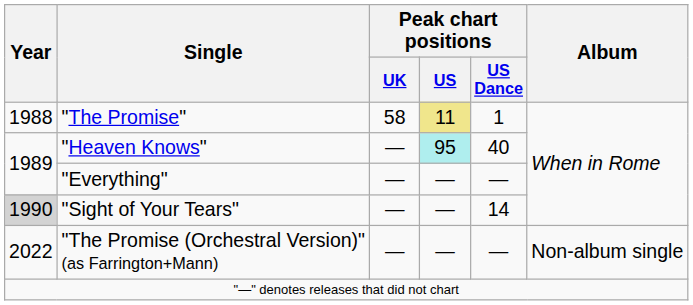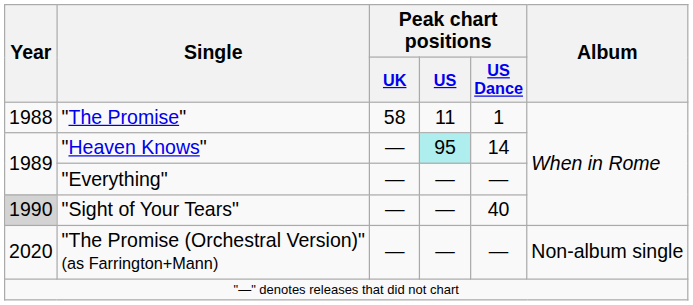(445, 117) khaki background -> (445, 117) no background
(499, 148) 40 -> (499, 148) 14
(499, 210) 14 -> (499, 210) 40
(31, 252) 2022 -> (31, 252) 2020
